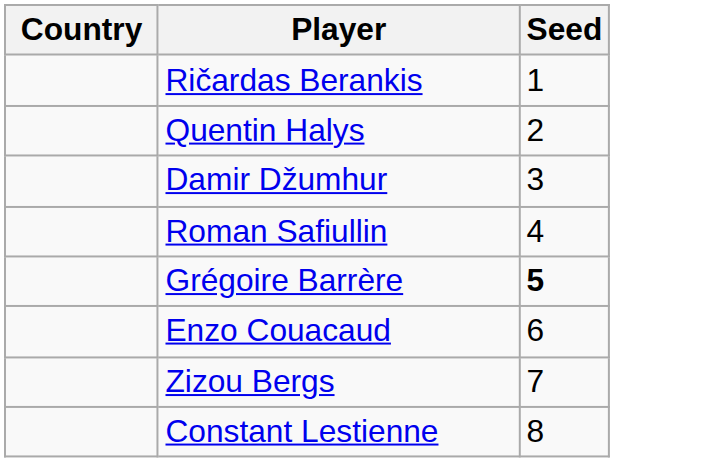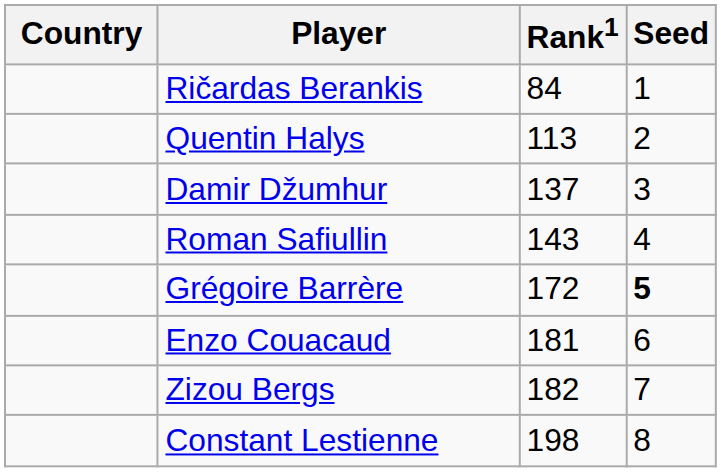+ column: (573, 33)
